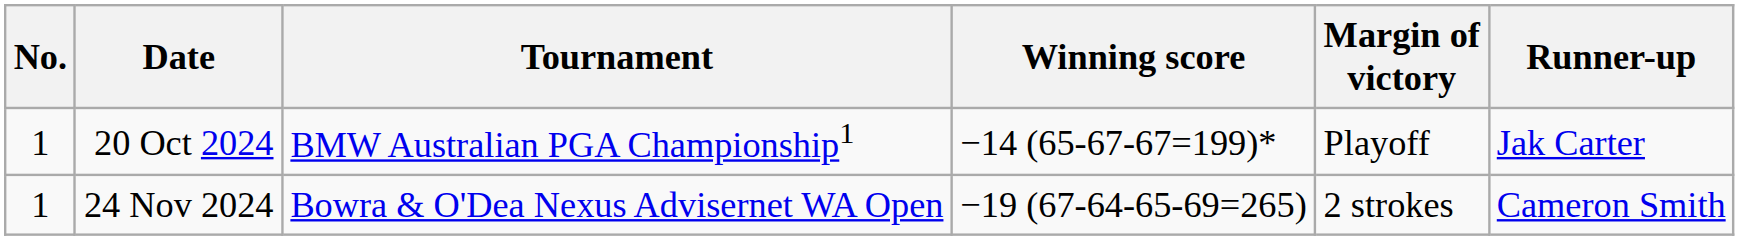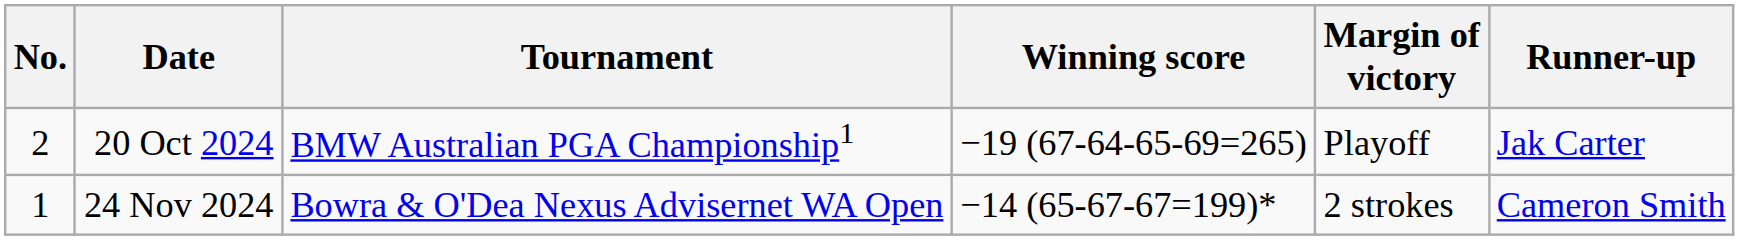(40, 141) 1 -> (40, 141) 2
(1118, 141) −14 (65-67-67=199)* -> (1134, 141) −19 (67-64-65-69=265)
(1134, 204) −19 (67-64-65-69=265) -> (1118, 204) −14 (65-67-67=199)*
